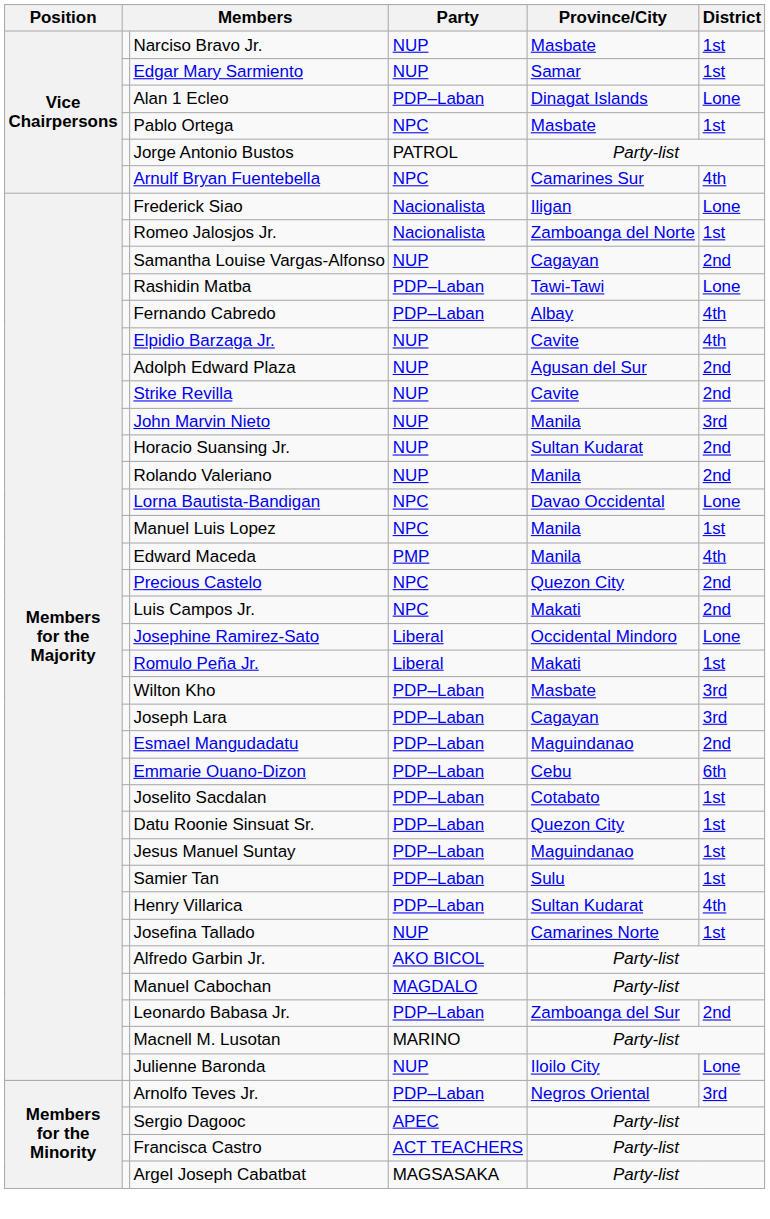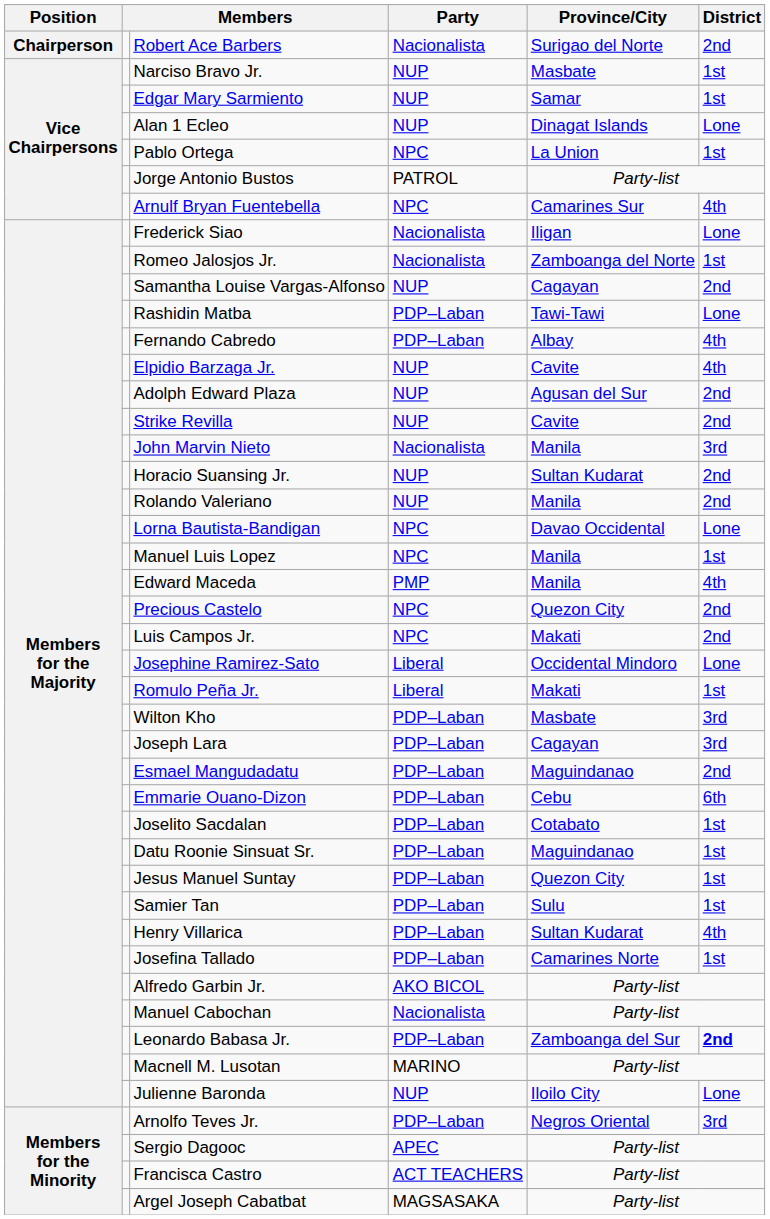+ row: (207, 44)
(438, 98) PDP–Laban -> (411, 125) NUP
(563, 125) Masbate -> (565, 152) La Union
(411, 421) NUP -> (439, 448) Nacionalista
(578, 824) Quezon City -> (582, 851) Maguindanao
(582, 851) Maguindanao -> (578, 878) Quezon City
(411, 932) NUP -> (438, 959) PDP–Laban
(435, 986) MAGDALO -> (439, 1013) Nacionalista
(717, 1013) normal -> (718, 1040) bold
